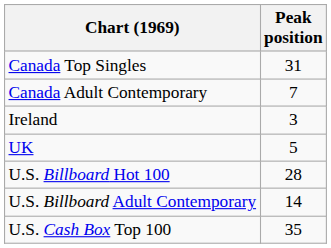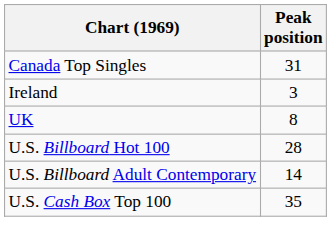- row: (108, 92)
(293, 147) 5 -> (293, 119) 8
